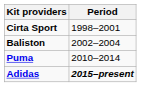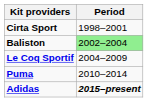(96, 43) no background -> (103, 43) lightgreen background
+ row: (40, 58)
